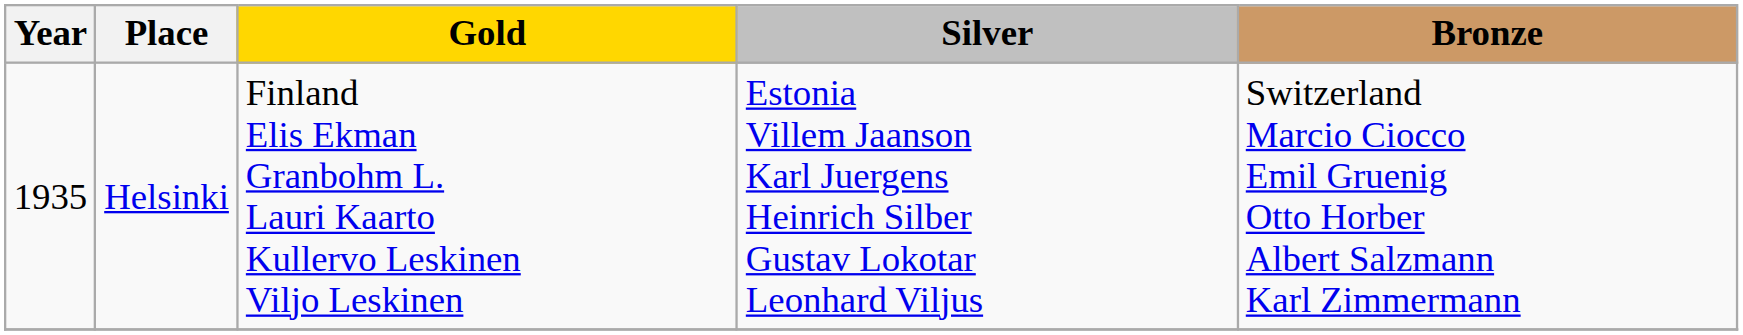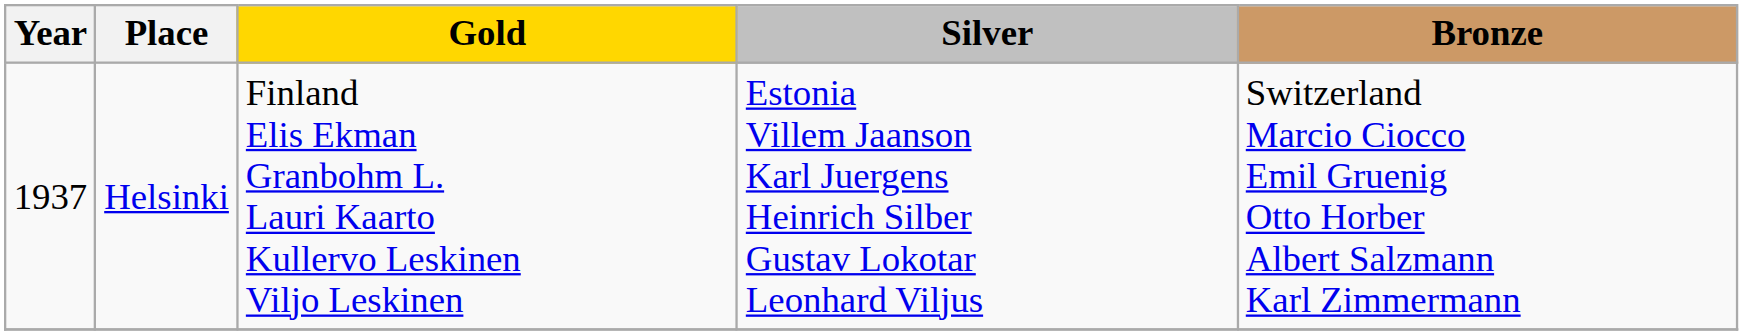(50, 195) 1935 -> (50, 195) 1937
